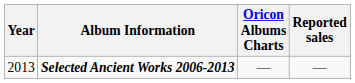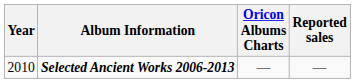(21, 67) 2013 -> (21, 67) 2010
